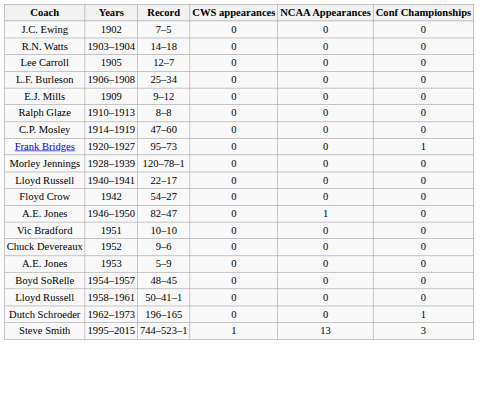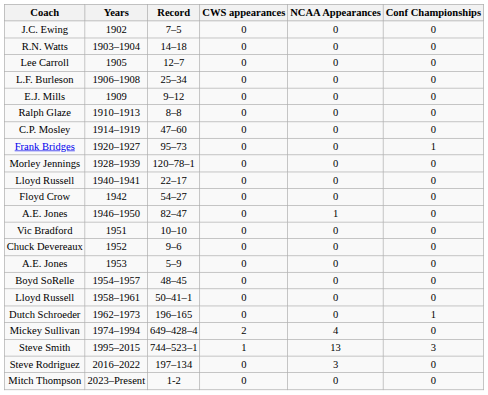+ row: (45, 331)
+ row: (45, 364)
+ row: (45, 381)
